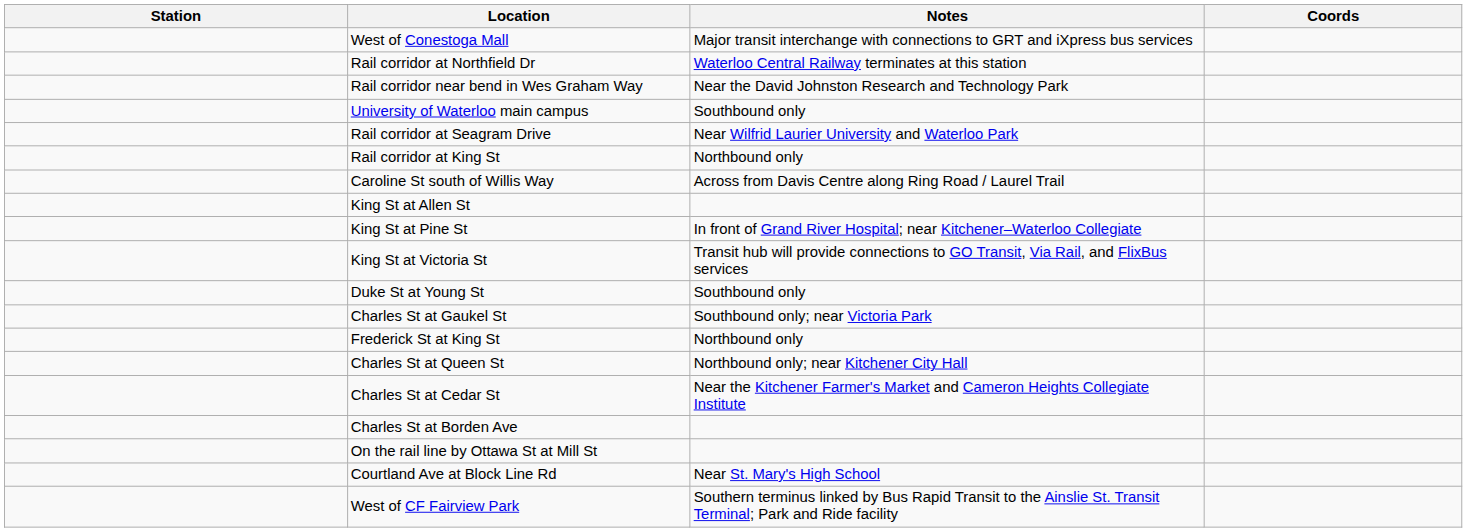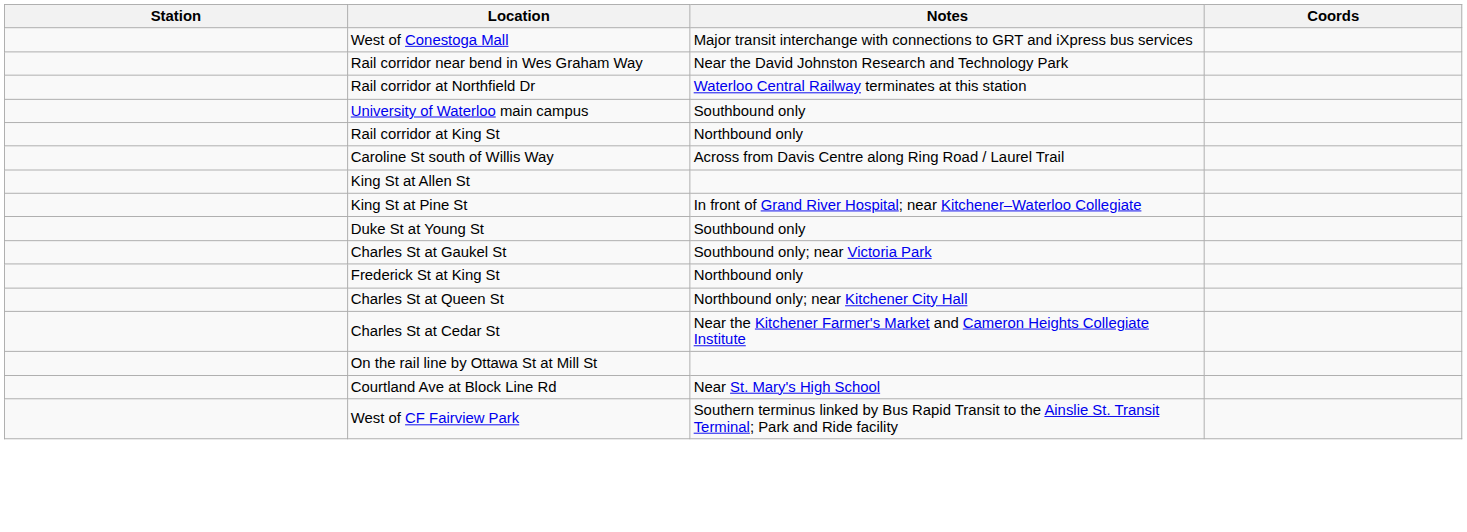rows swapped: (443, 63) <-> (497, 87)
- row: (451, 134)
- row: (419, 260)
- row: (434, 427)
